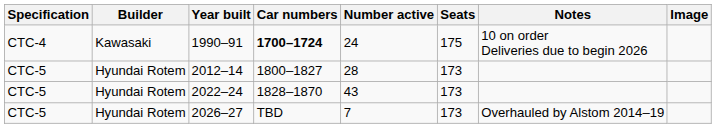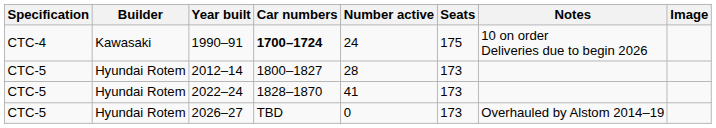(351, 92) 43 -> (351, 92) 41
(347, 112) 7 -> (347, 112) 0
